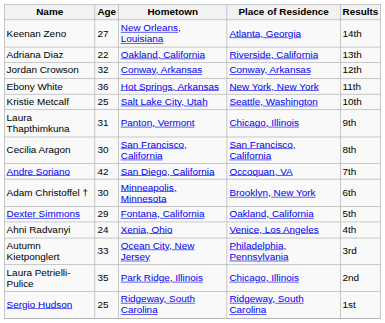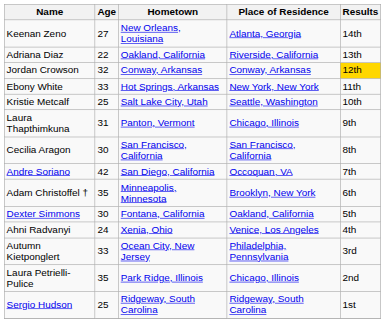(352, 70) no background -> (352, 70) gold background
(103, 86) 36 -> (103, 86) 33
(103, 193) 30 -> (103, 193) 35
(103, 214) 29 -> (103, 214) 30
